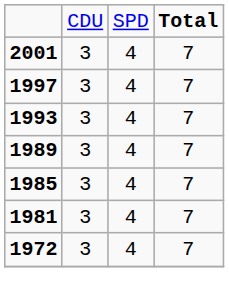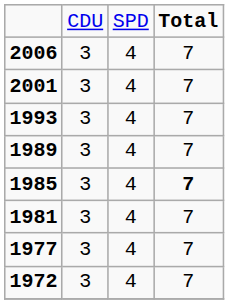+ row: (34, 54)
- row: (34, 86)
(188, 184) normal -> (188, 184) bold
+ row: (34, 249)
